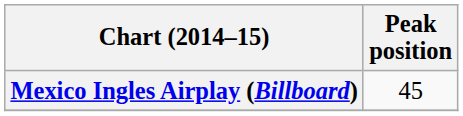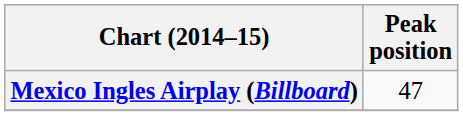(411, 90) 45 -> (411, 90) 47
